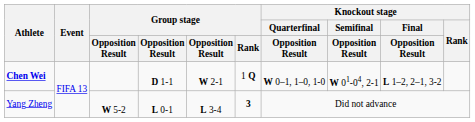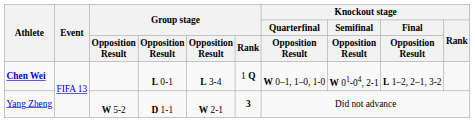(162, 82) D 1-1 -> (162, 82) L 0-1
(211, 82) W 2-1 -> (211, 82) L 3-4
(162, 109) L 0-1 -> (162, 109) D 1-1
(211, 109) L 3-4 -> (211, 109) W 2-1
